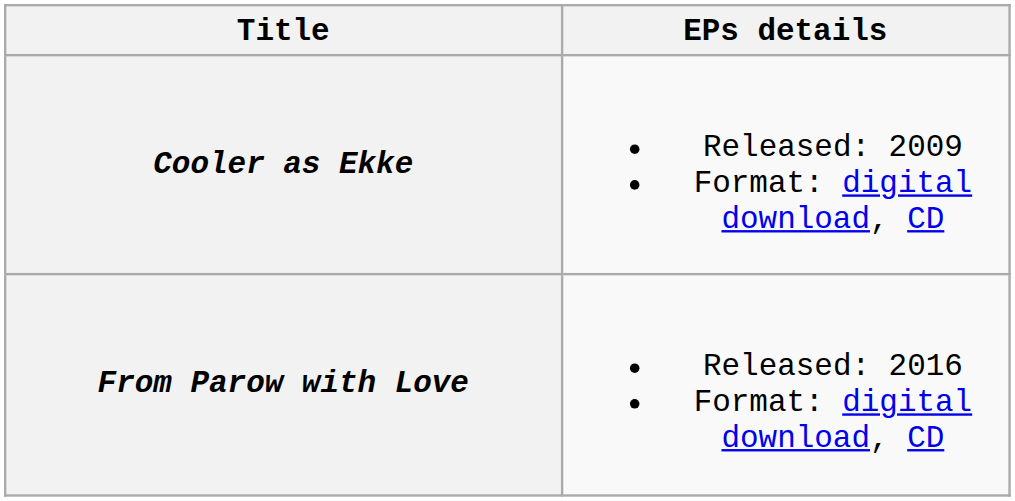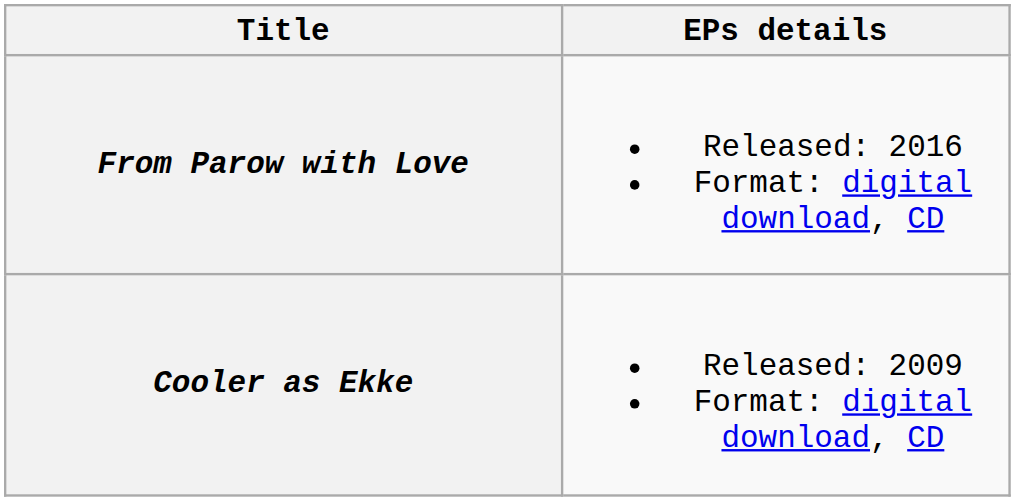rows swapped: (283, 165) <-> (283, 385)
